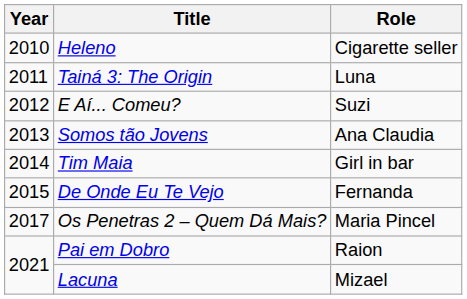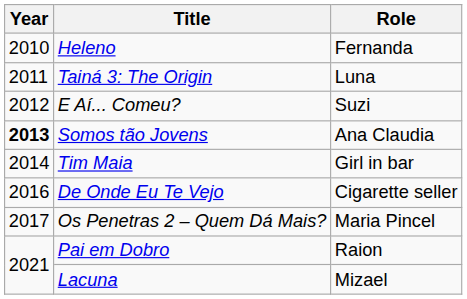(396, 47) Cigarette seller -> (374, 47) Fernanda
(29, 134) normal -> (29, 134) bold
(29, 192) 2015 -> (29, 192) 2016
(374, 192) Fernanda -> (396, 192) Cigarette seller
